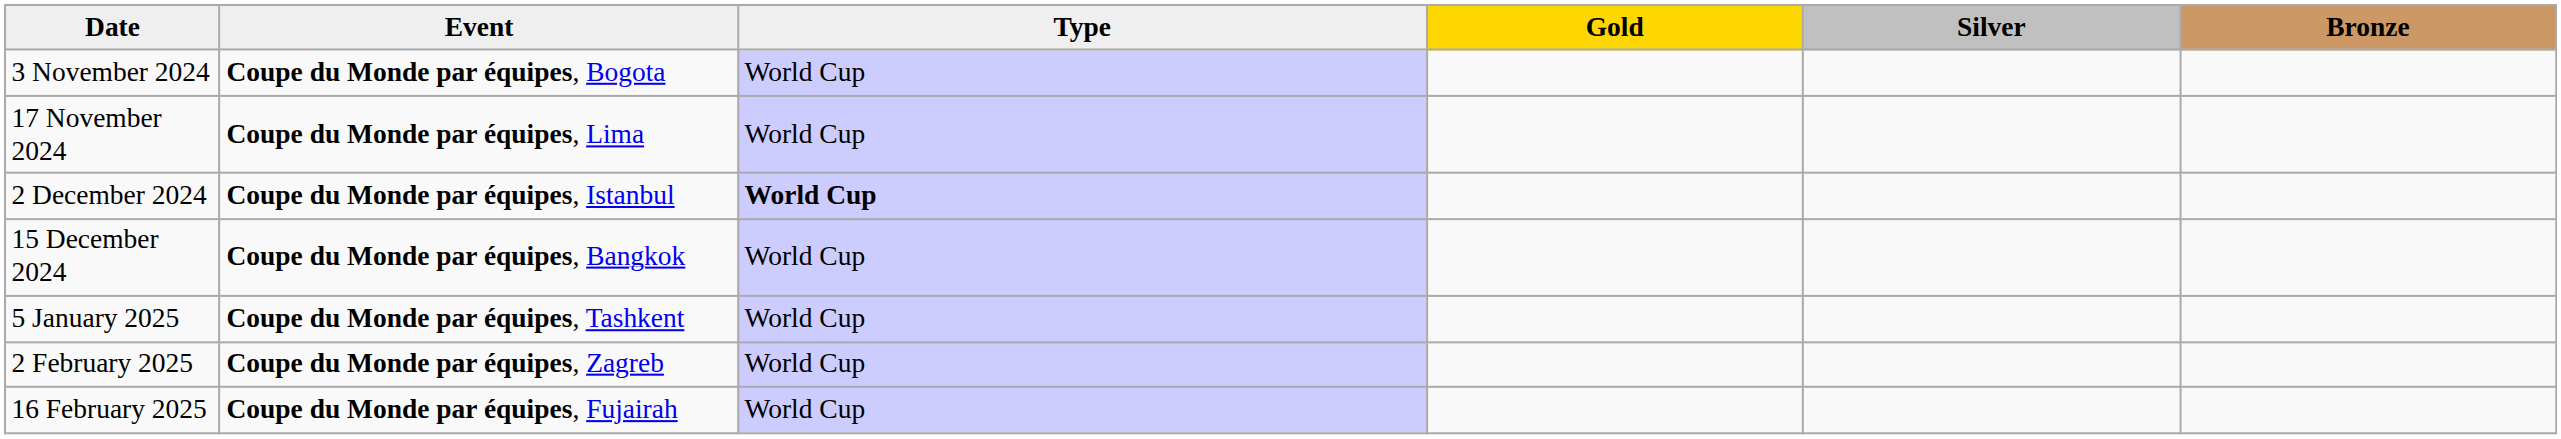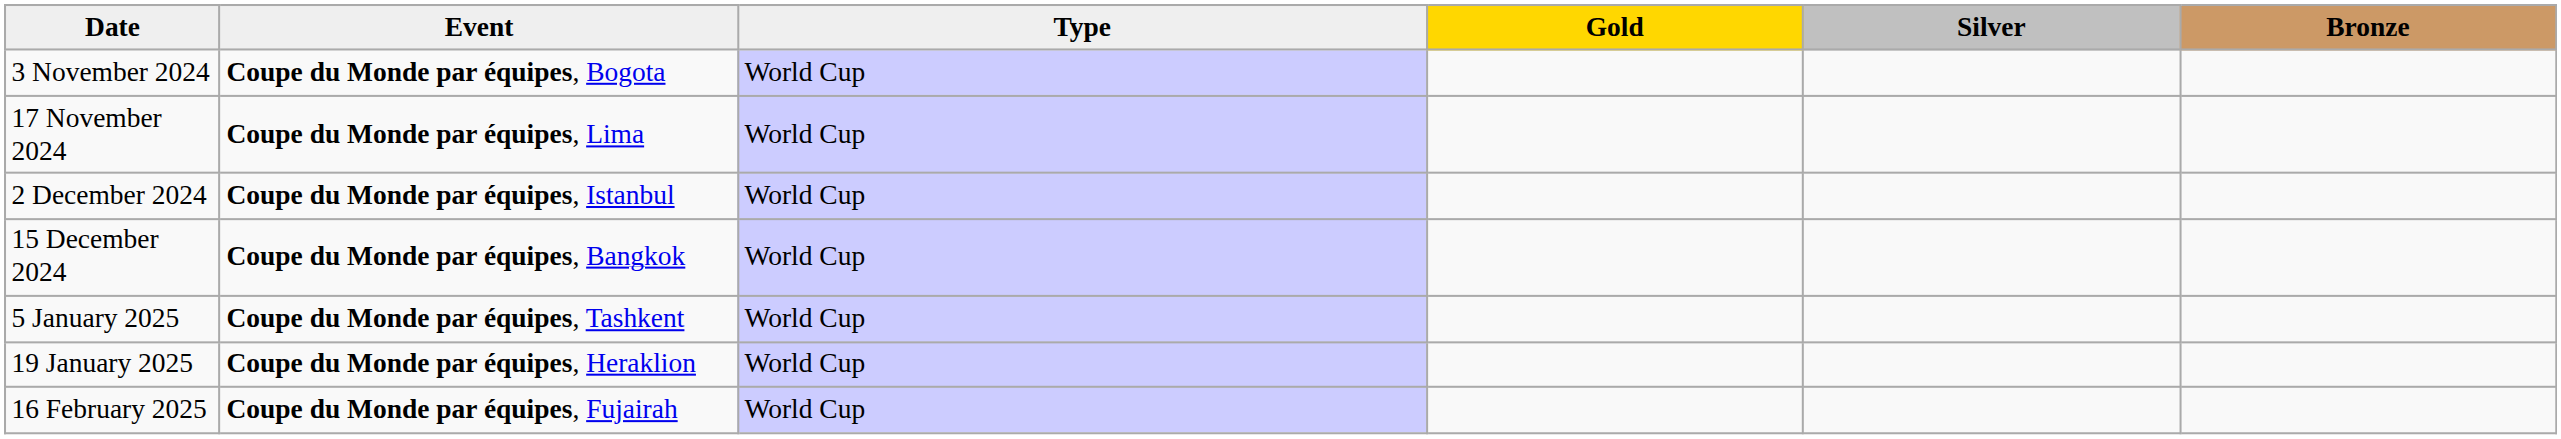(811, 195) bold -> (805, 195) normal
+ row: (102, 363)
- row: (102, 363)
